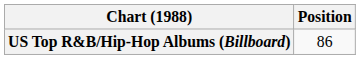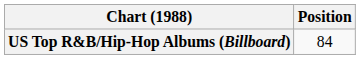(325, 41) 86 -> (325, 41) 84
